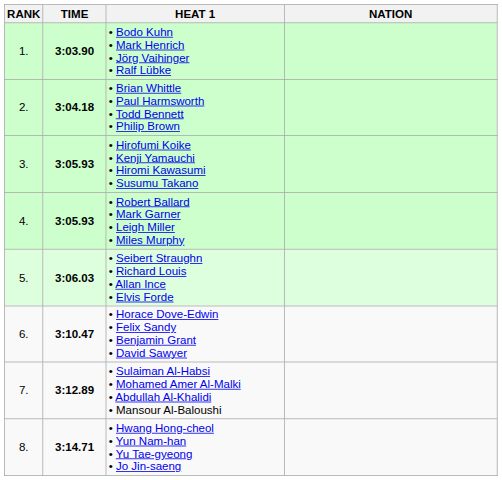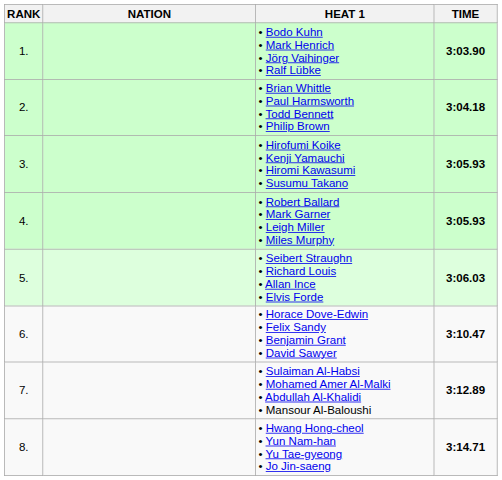columns swapped: (391, 14) <-> (75, 14)
